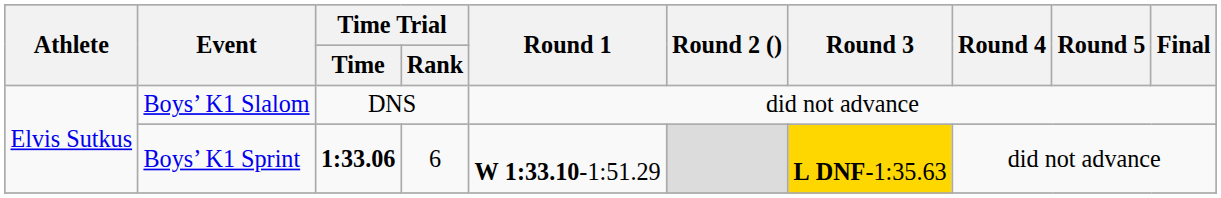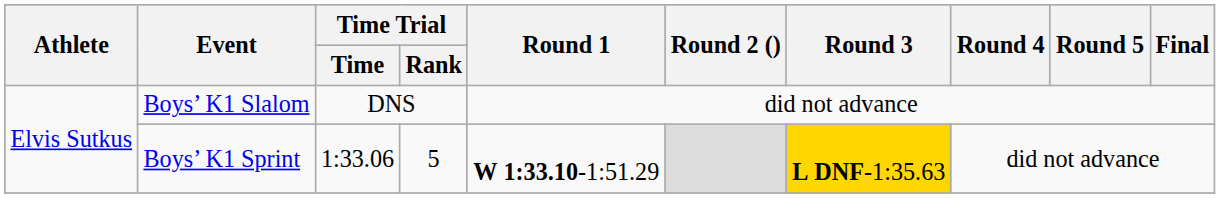(358, 158) bold -> (357, 158) normal
(435, 158) 6 -> (434, 158) 5
